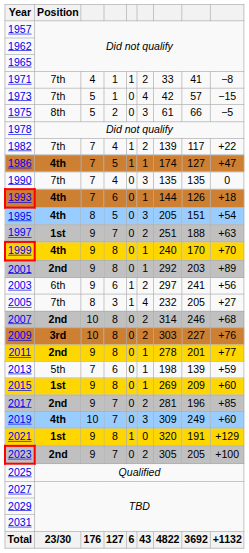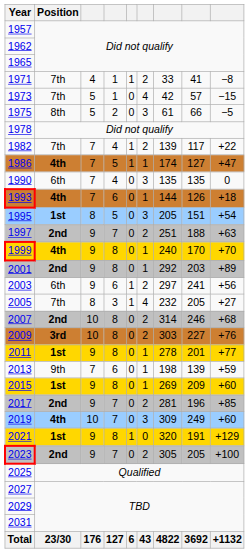(58, 180) 7th -> (58, 180) 6th
(58, 216) 4th -> (58, 216) 1st
(58, 233) 1st -> (58, 233) 2nd
(58, 353) 2nd -> (58, 353) 1st
(58, 369) 5th -> (58, 369) 9th
